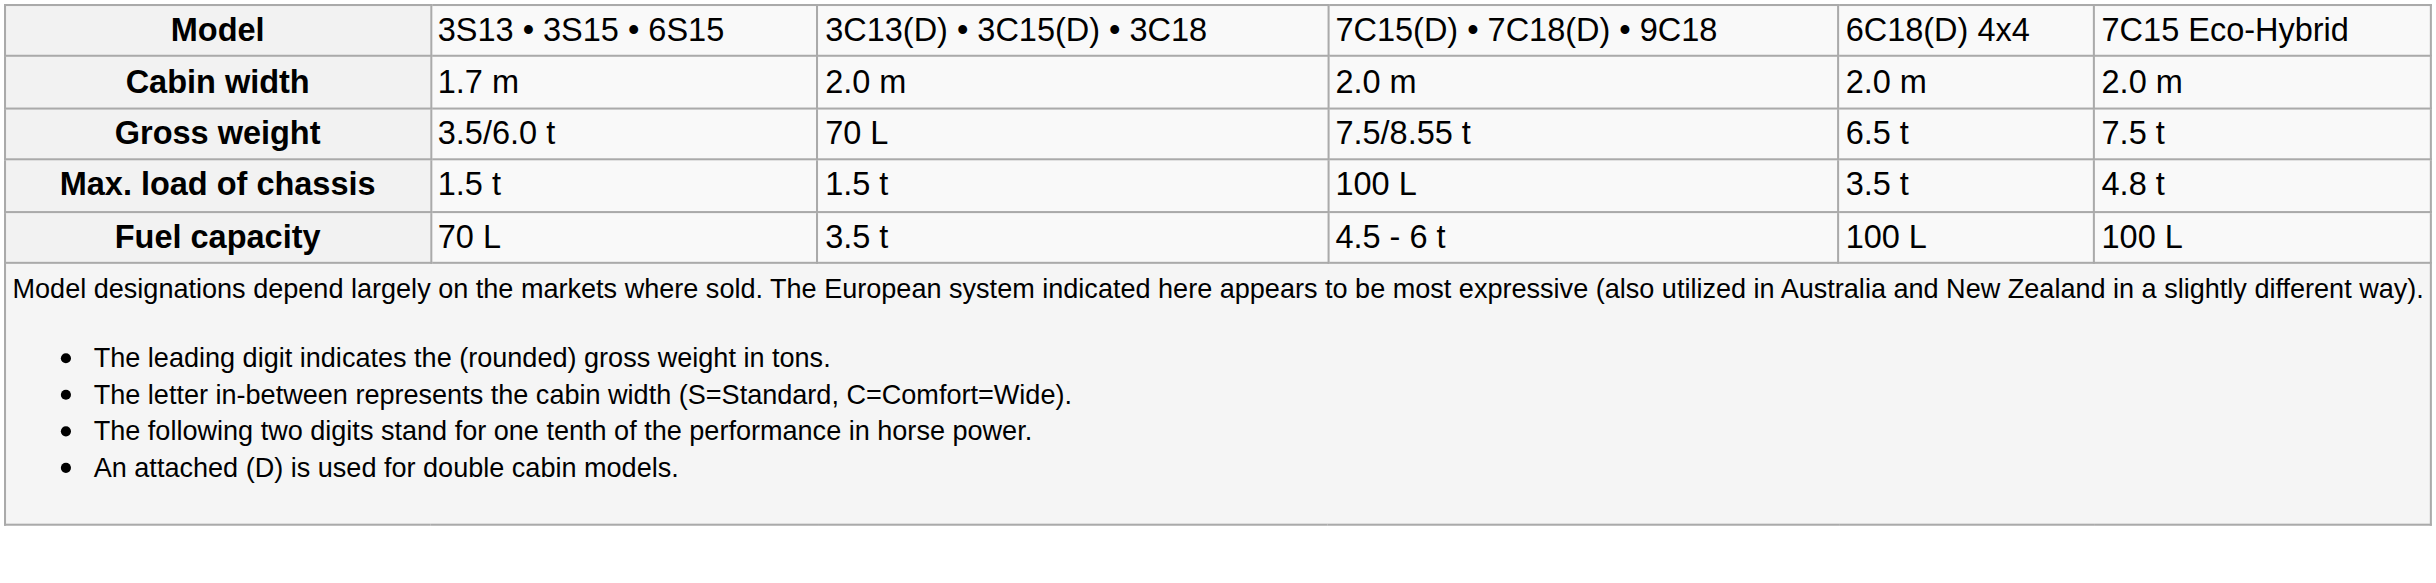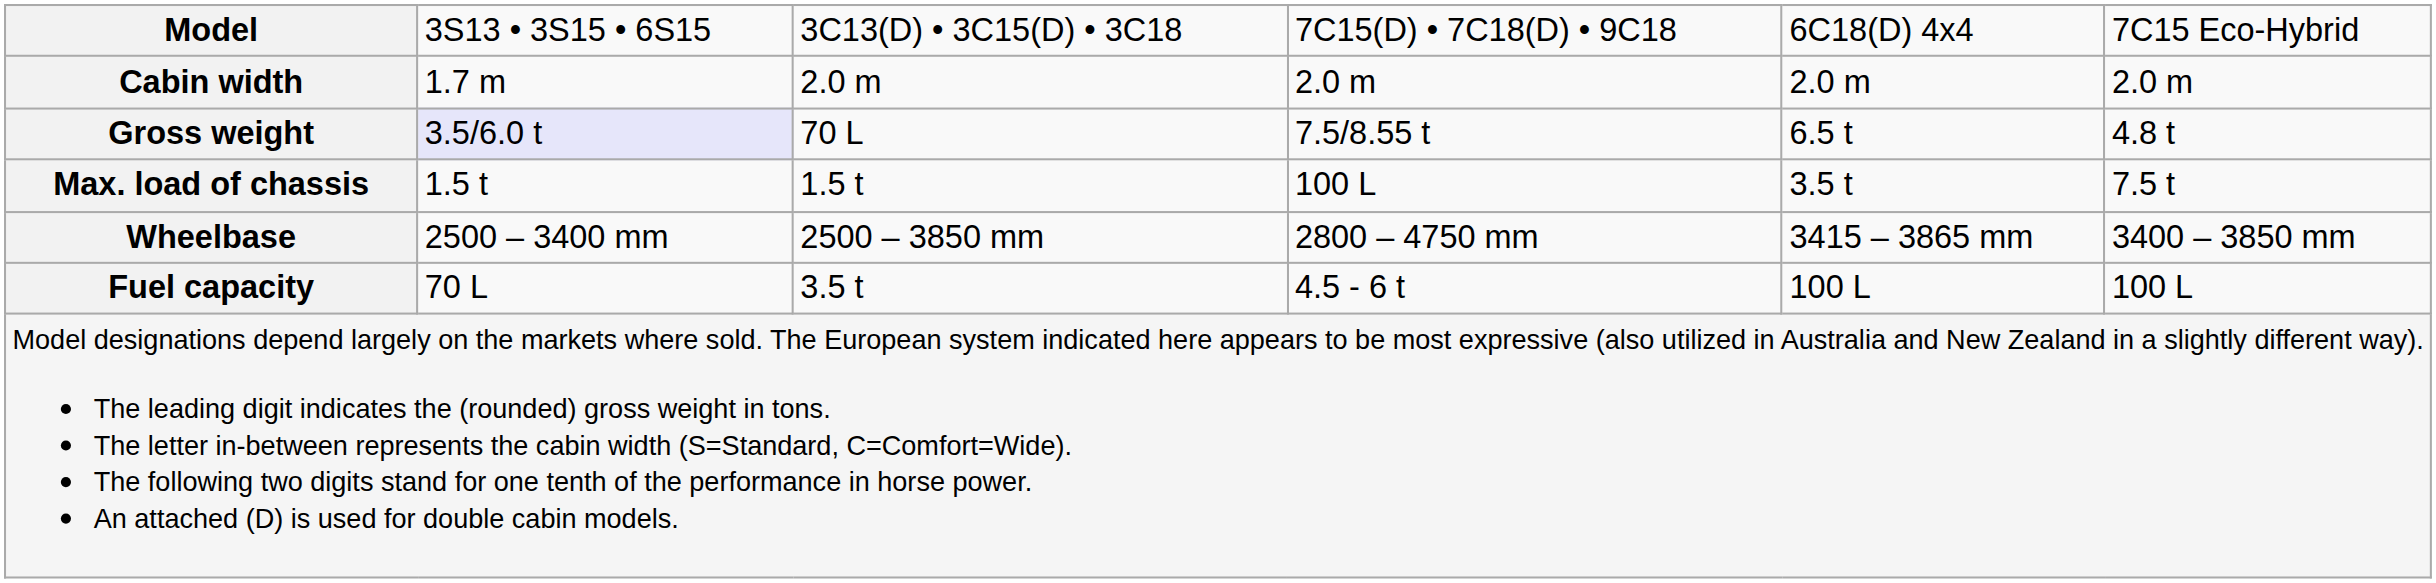(496, 133) no background -> (483, 133) lavender background
(2133, 133) 7.5 t -> (2144, 133) 4.8 t
(2133, 184) 4.8 t -> (2144, 184) 7.5 t
+ row: (211, 236)
